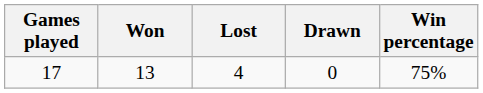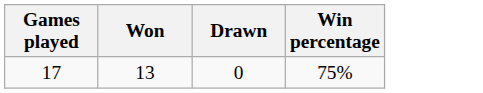- column: (239, 30)
